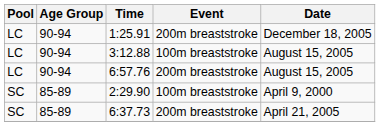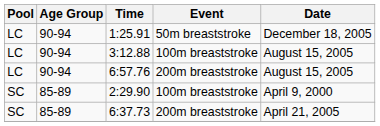(207, 33) 200m breaststroke -> (203, 33) 50m breaststroke
